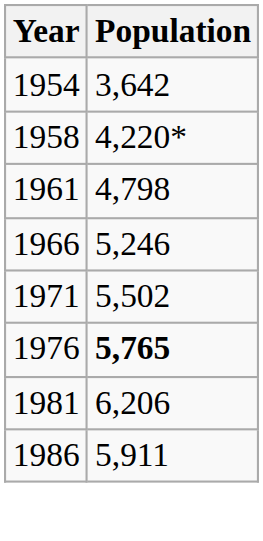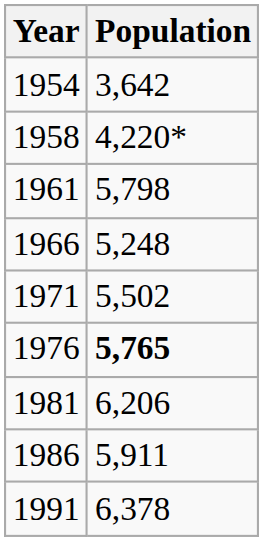(133, 190) 4,798 -> (133, 190) 5,798
(133, 243) 5,246 -> (133, 243) 5,248
+ row: (46, 508)
